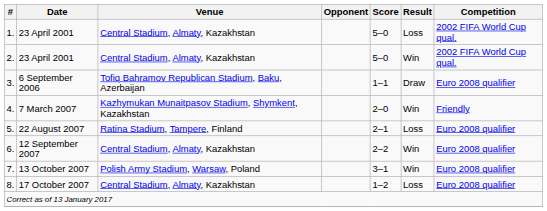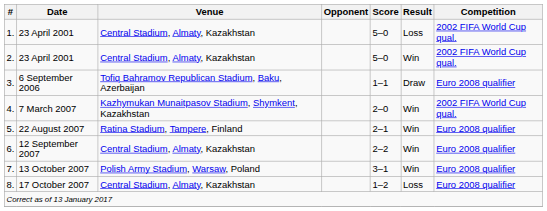(453, 109) Friendly -> (481, 109) 2002 FIFA World Cup qual.
(413, 129) Loss -> (411, 129) Win
